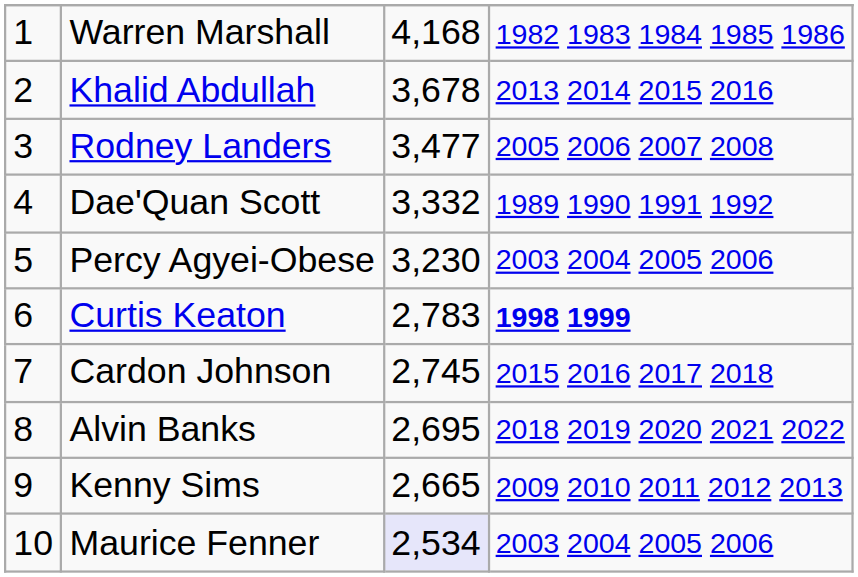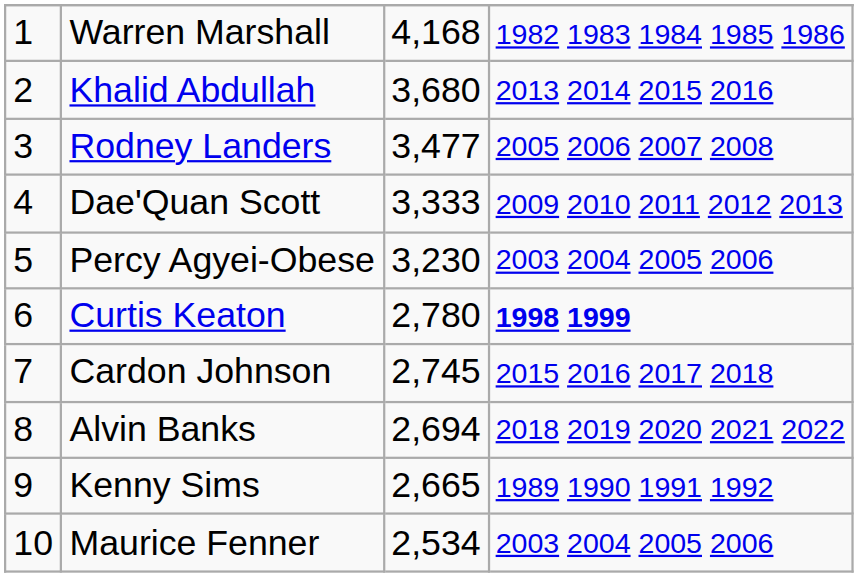(436, 89) 3,678 -> (436, 89) 3,680
(436, 202) 3,332 -> (436, 202) 3,333
(635, 203) 1989 1990 1991 1992 -> (669, 203) 2009 2010 2011 2012 2013
(436, 315) 2,783 -> (436, 315) 2,780
(436, 428) 2,695 -> (436, 428) 2,694
(669, 486) 2009 2010 2011 2012 2013 -> (635, 486) 1989 1990 1991 1992
(436, 542) lavender background -> (436, 542) no background
